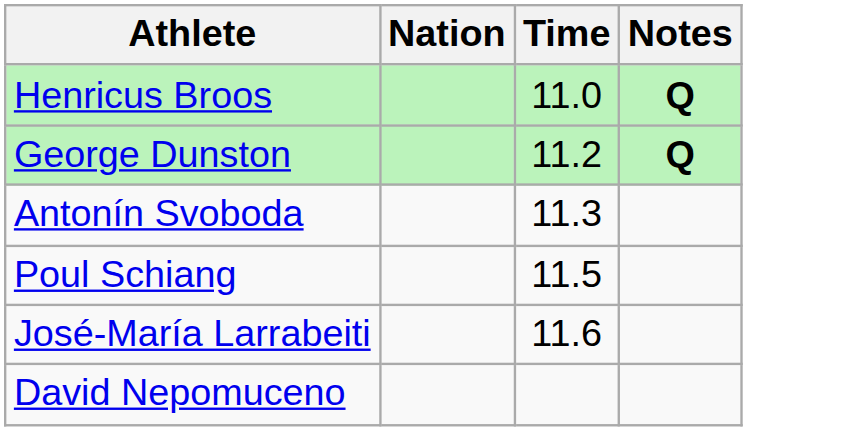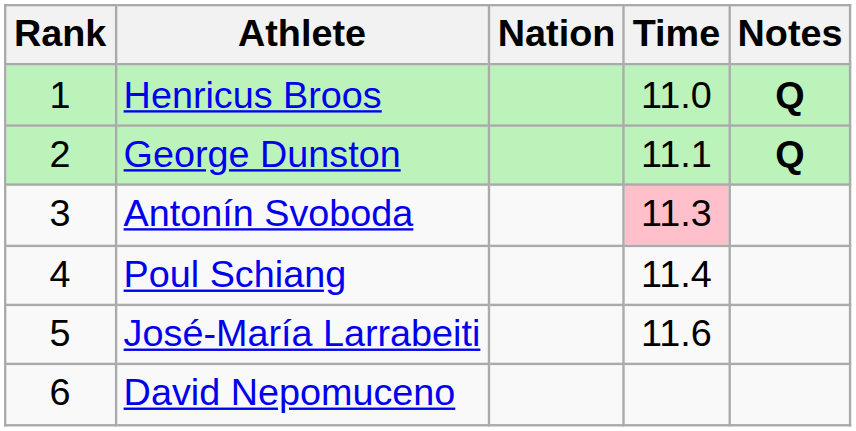+ column: (60, 34)
(567, 154) 11.2 -> (676, 154) 11.1
(567, 214) no background -> (676, 214) pink background
(567, 273) 11.5 -> (676, 273) 11.4
